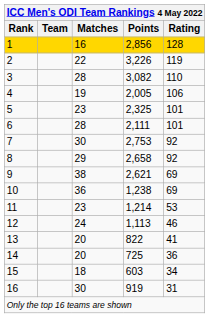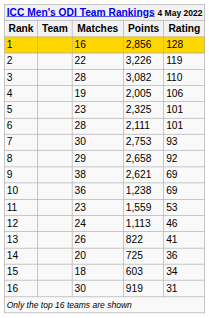(172, 142) 92 -> (172, 142) 93
(139, 207) 1,214 -> (139, 207) 1,559
(80, 239) 20 -> (80, 239) 26
